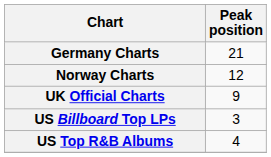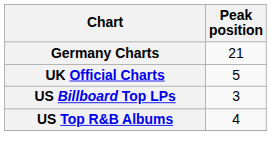- row: (105, 75)
(236, 97) 9 -> (236, 75) 5
